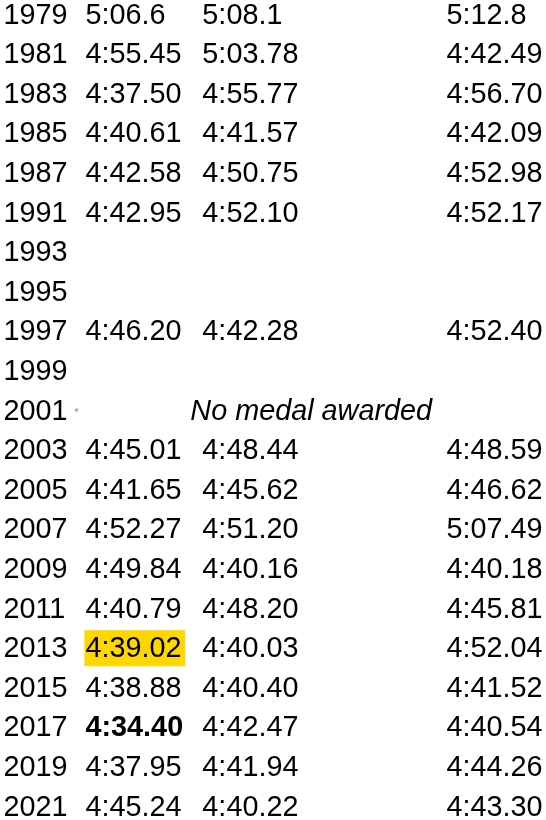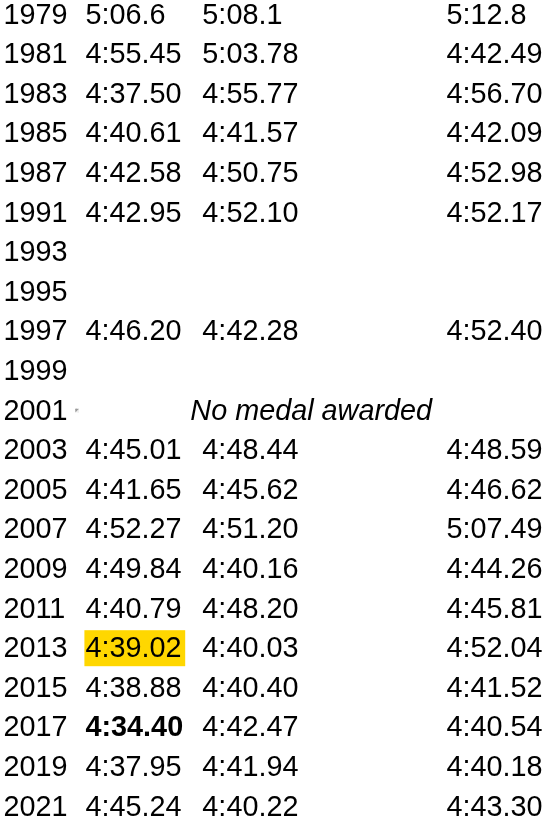(495, 568) 4:40.18 -> (495, 568) 4:44.26
(495, 766) 4:44.26 -> (495, 766) 4:40.18
